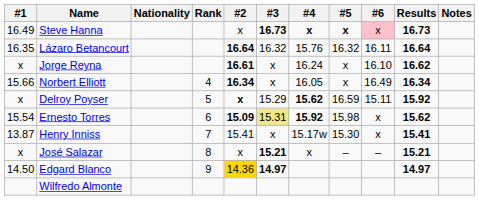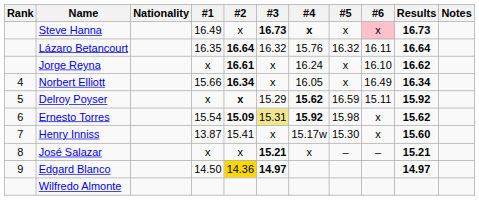columns swapped: (208, 13) <-> (21, 13)
(346, 31) bold -> (346, 31) normal
(417, 134) 15.41 -> (417, 134) 15.60
